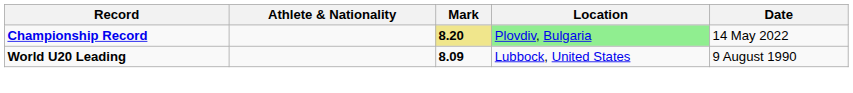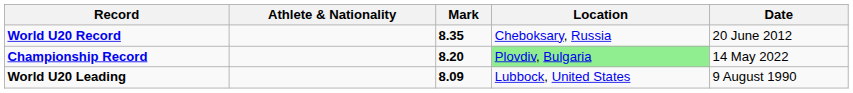+ row: (64, 35)
(451, 35) khaki background -> (451, 56) no background
